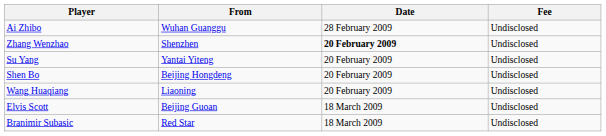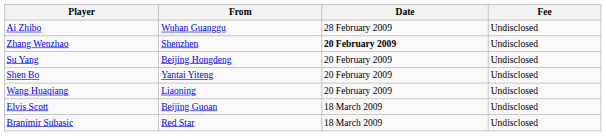(187, 59) Yantai Yiteng -> (196, 59) Beijing Hongdeng
(196, 75) Beijing Hongdeng -> (187, 75) Yantai Yiteng
